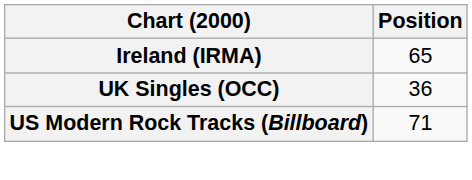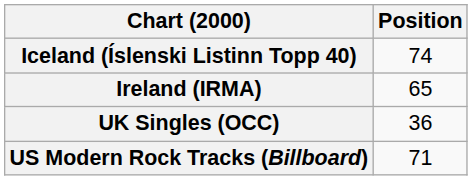+ row: (189, 55)
